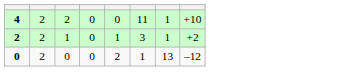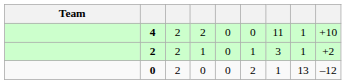+ column: (72, 14)
